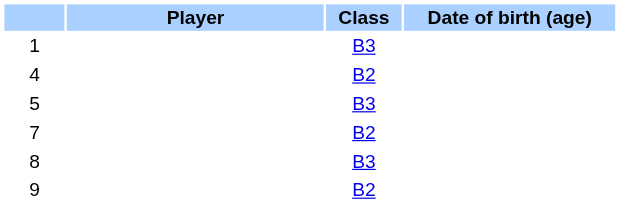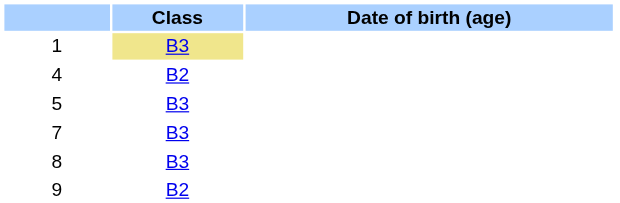- column: (195, 17)
(364, 46) no background -> (177, 46) khaki background
(364, 132) B2 -> (177, 132) B3
